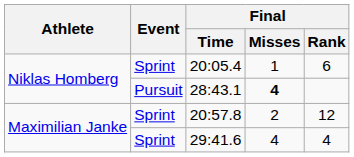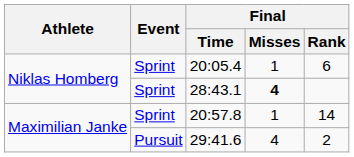(158, 90) Pursuit -> (155, 90) Sprint
(275, 115) 2 -> (275, 115) 1
(327, 115) 12 -> (327, 115) 14
(155, 139) Sprint -> (158, 139) Pursuit
(327, 139) 4 -> (327, 139) 2
